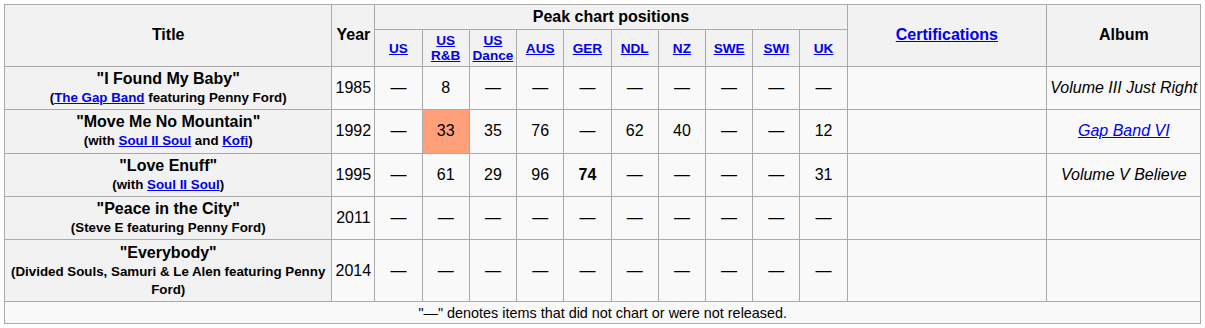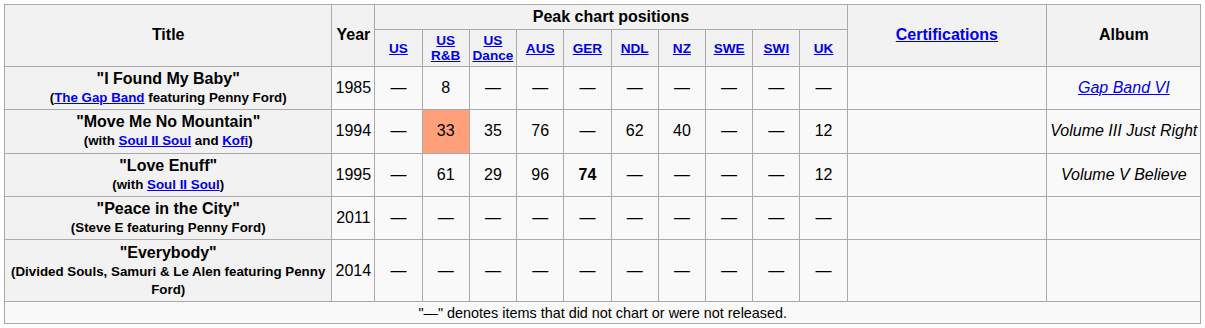(1124, 88) Volume III Just Right -> (1124, 88) Gap Band VI
(353, 131) 1992 -> (353, 131) 1994
(1124, 131) Gap Band VI -> (1124, 131) Volume III Just Right
(824, 174) 31 -> (824, 174) 12
